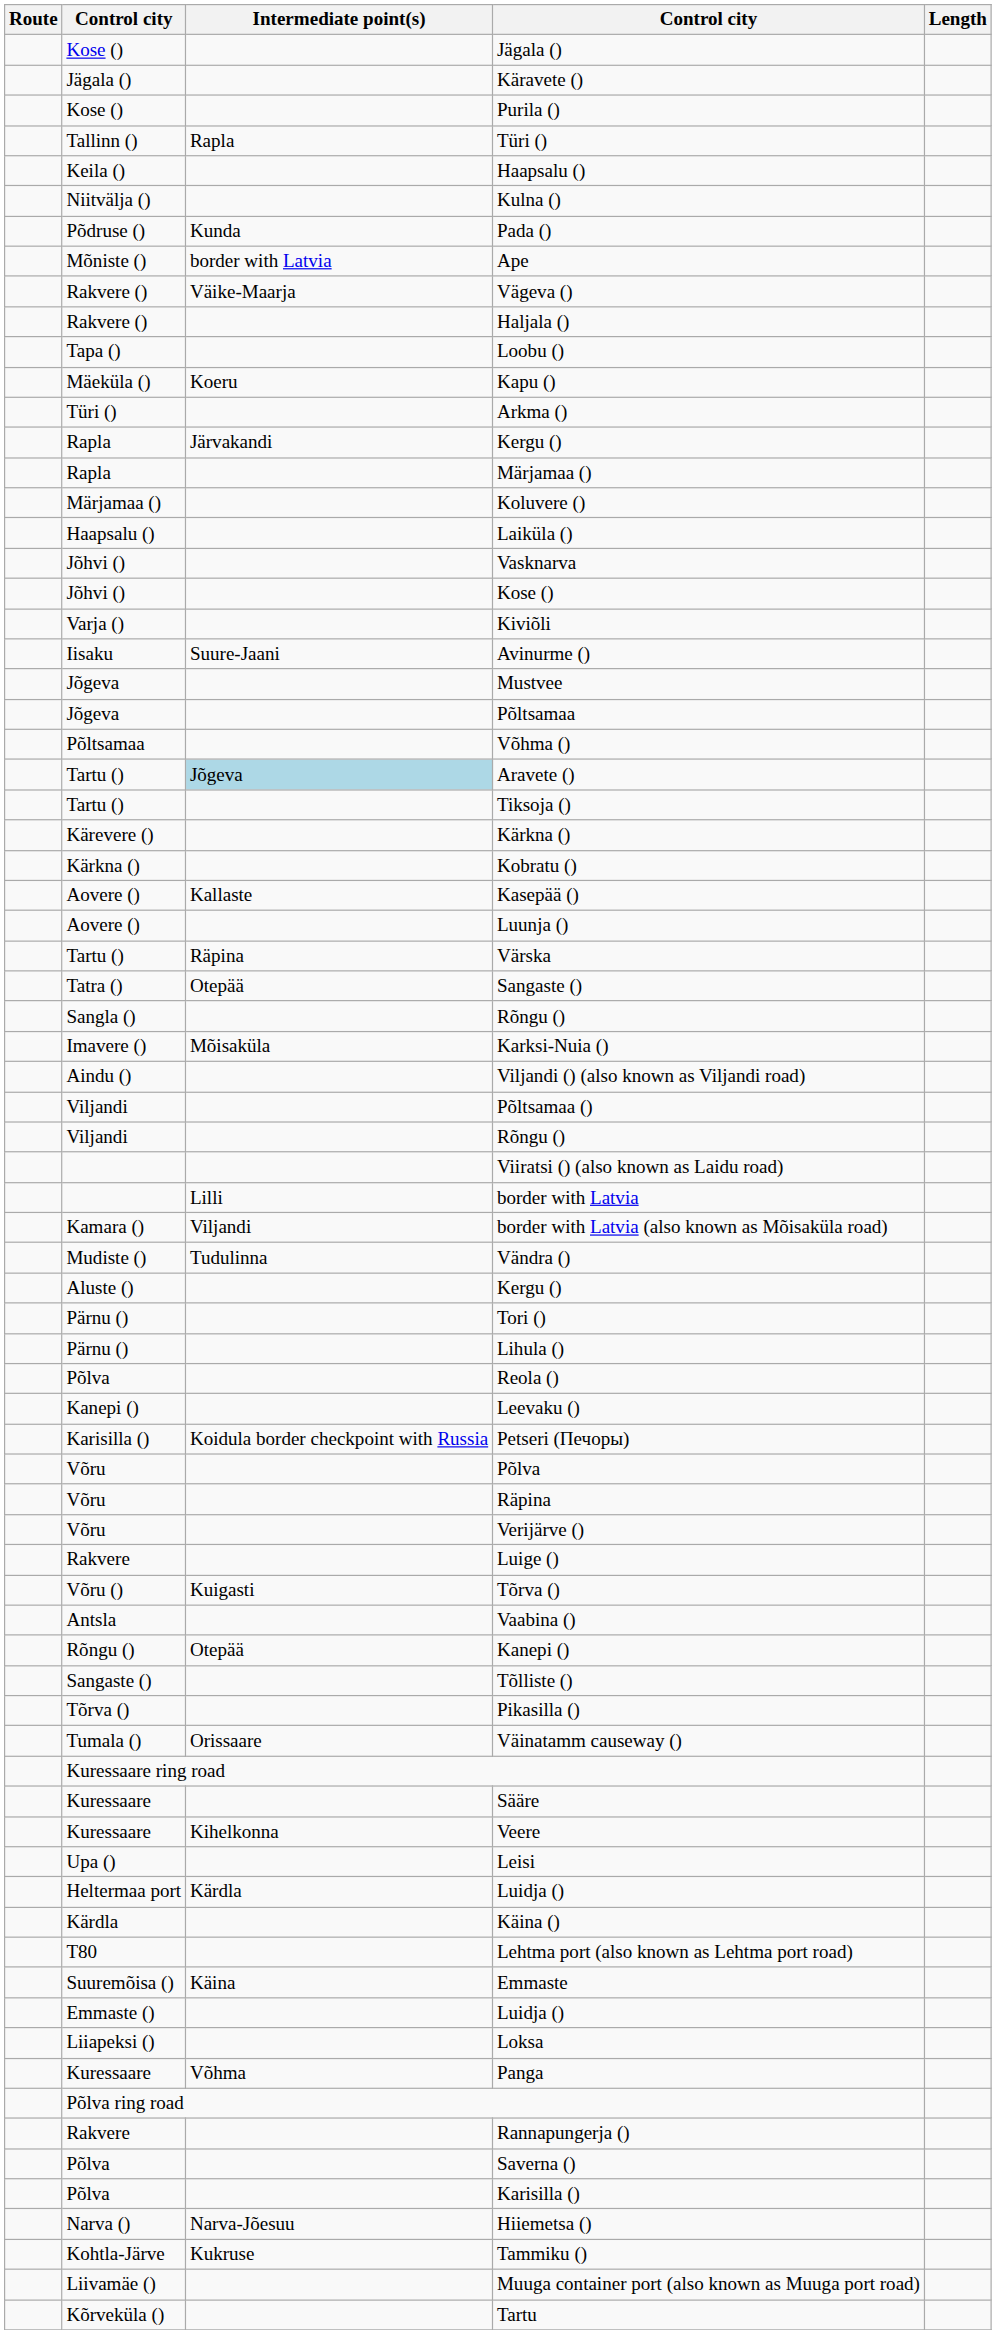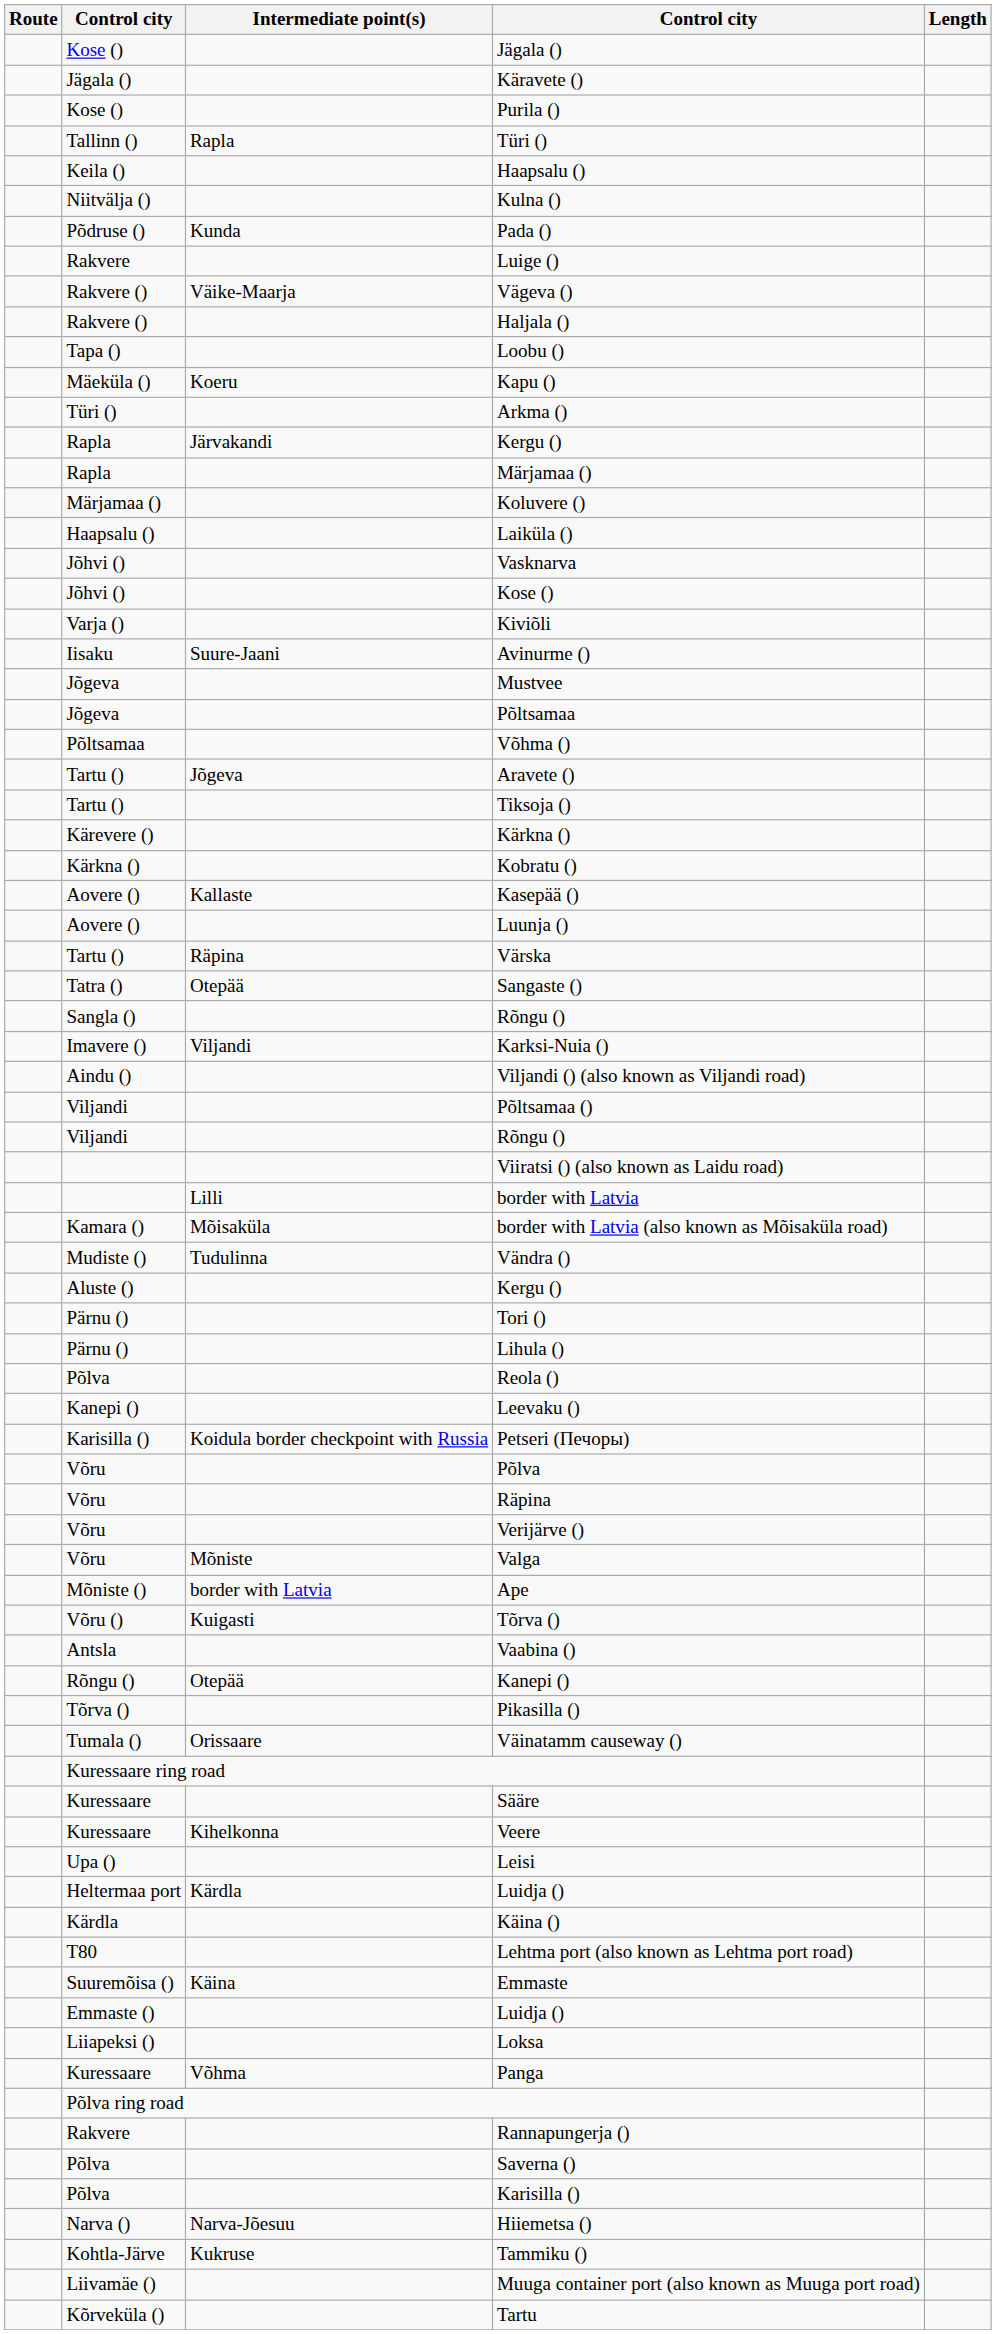rows swapped: (98, 1559) <-> (106, 261)
(216, 774) lightblue background -> (216, 774) no background
(230, 1046) Mõisaküla -> (221, 1046) Viljandi
(221, 1227) Viljandi -> (230, 1227) Mõisaküla
+ row: (86, 1559)
- row: (109, 1680)
